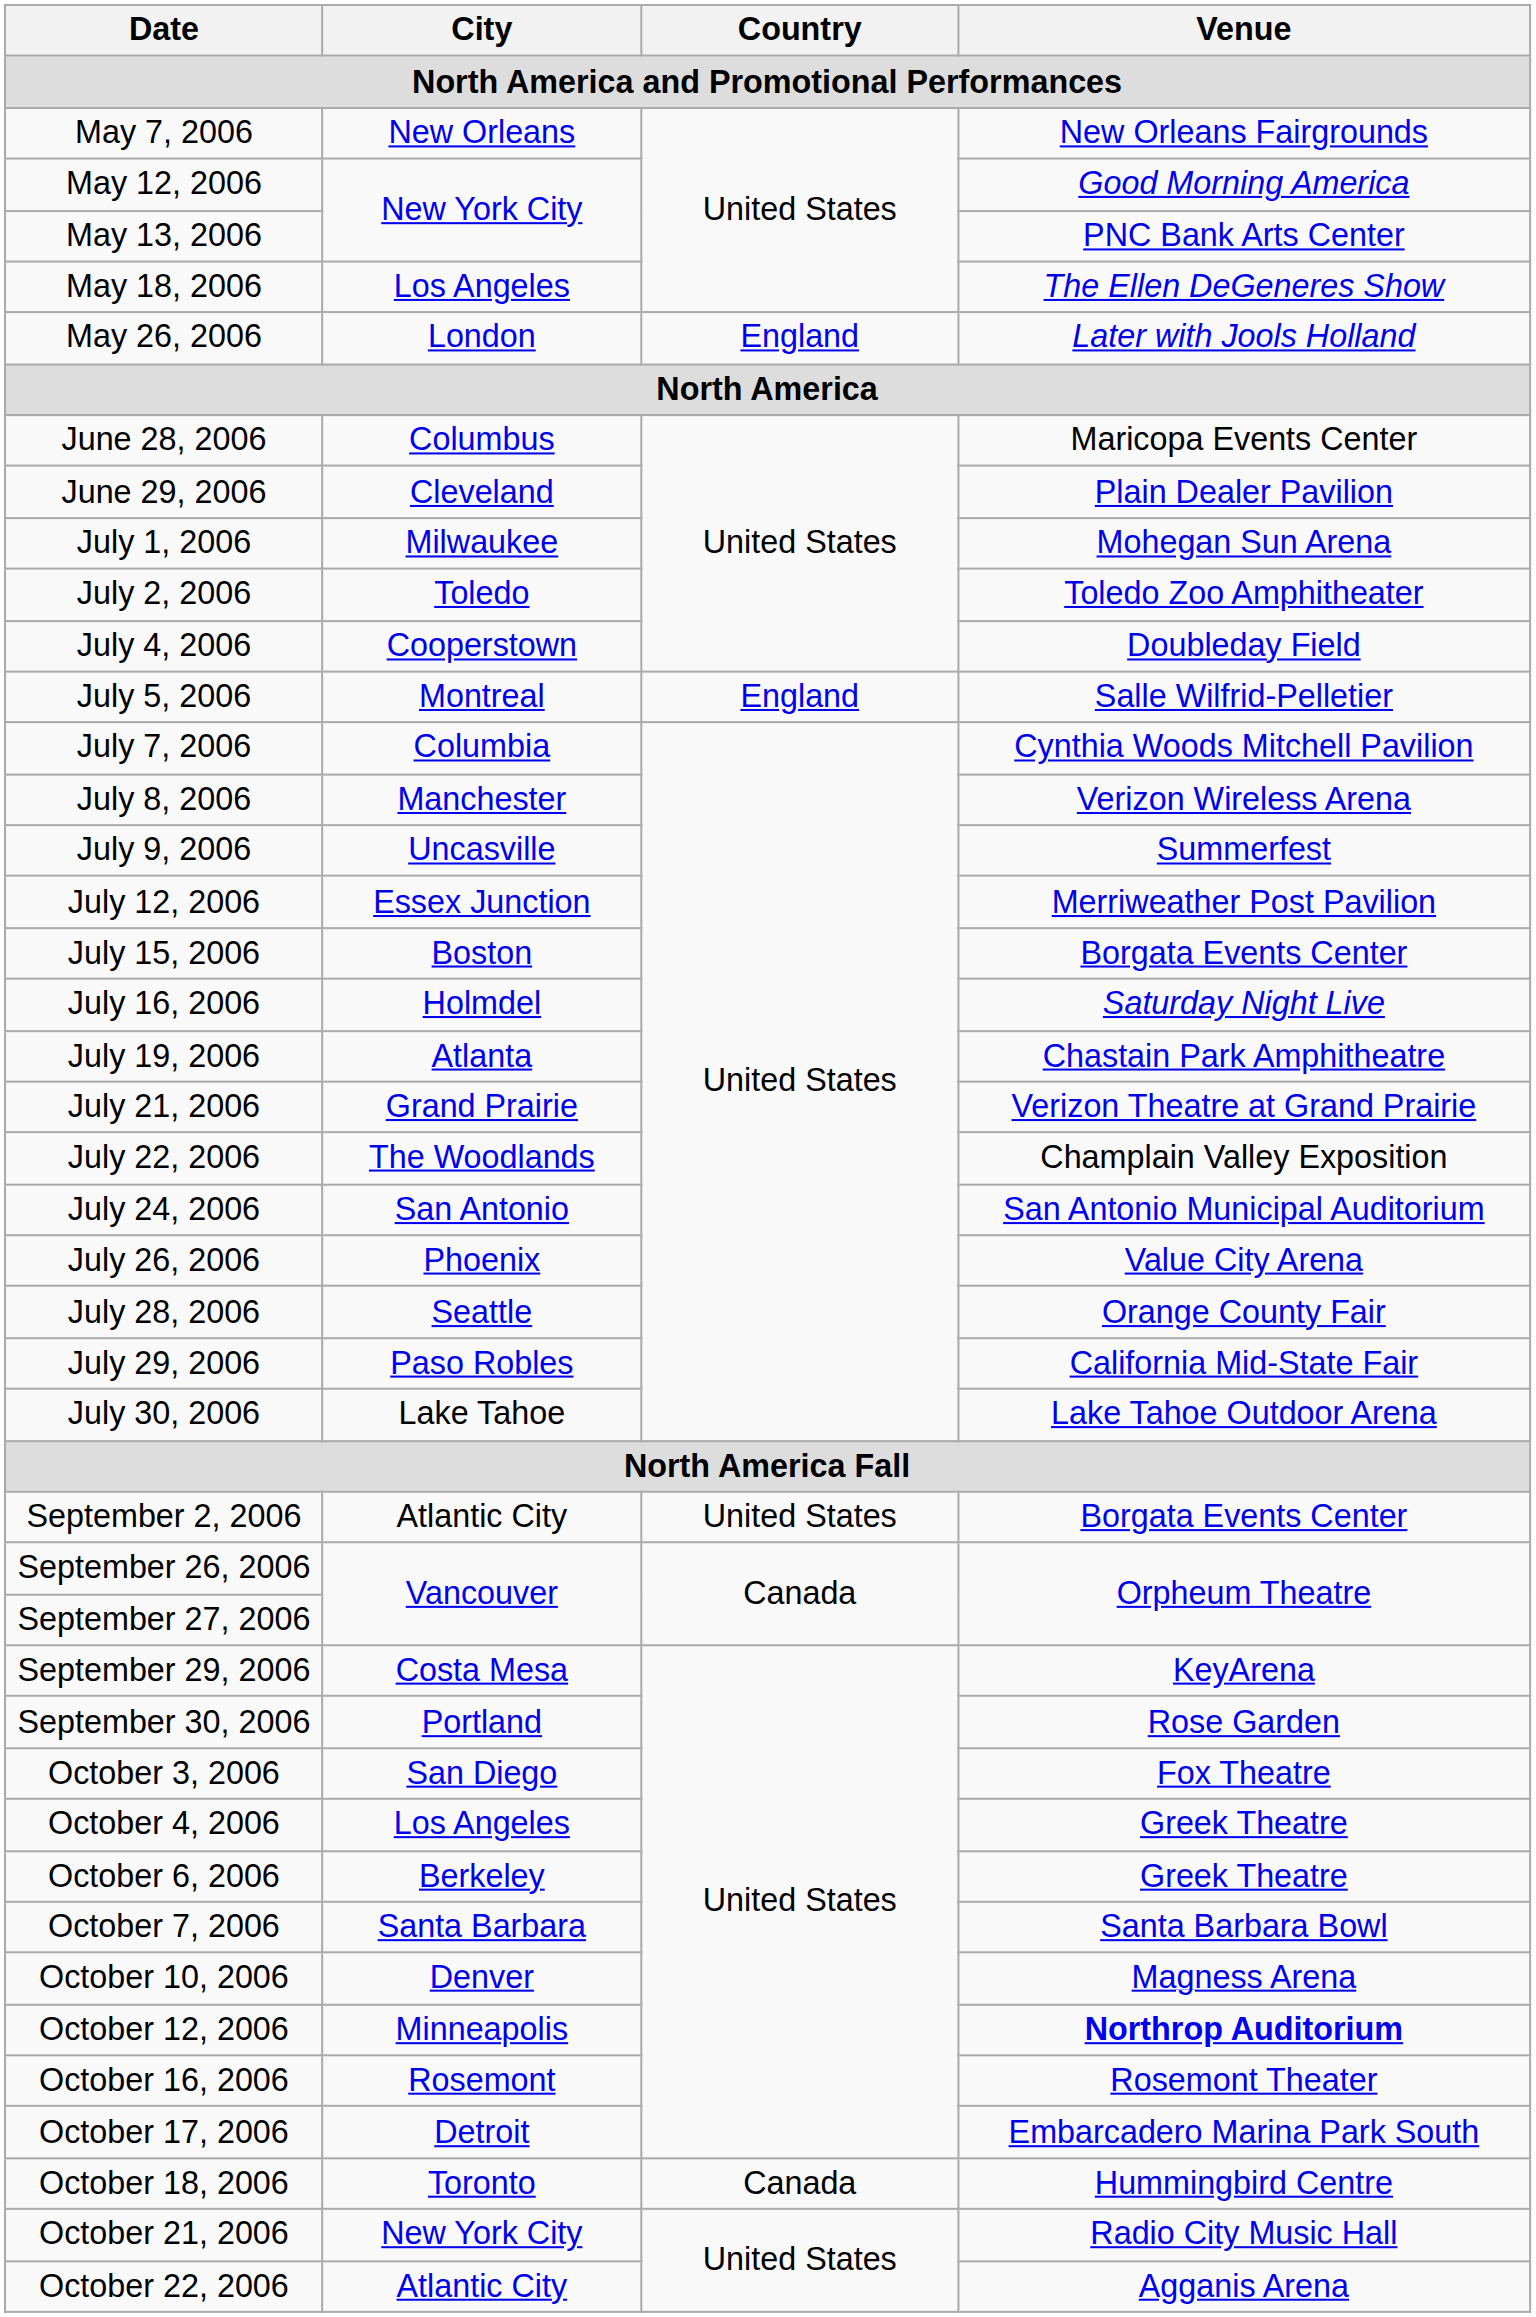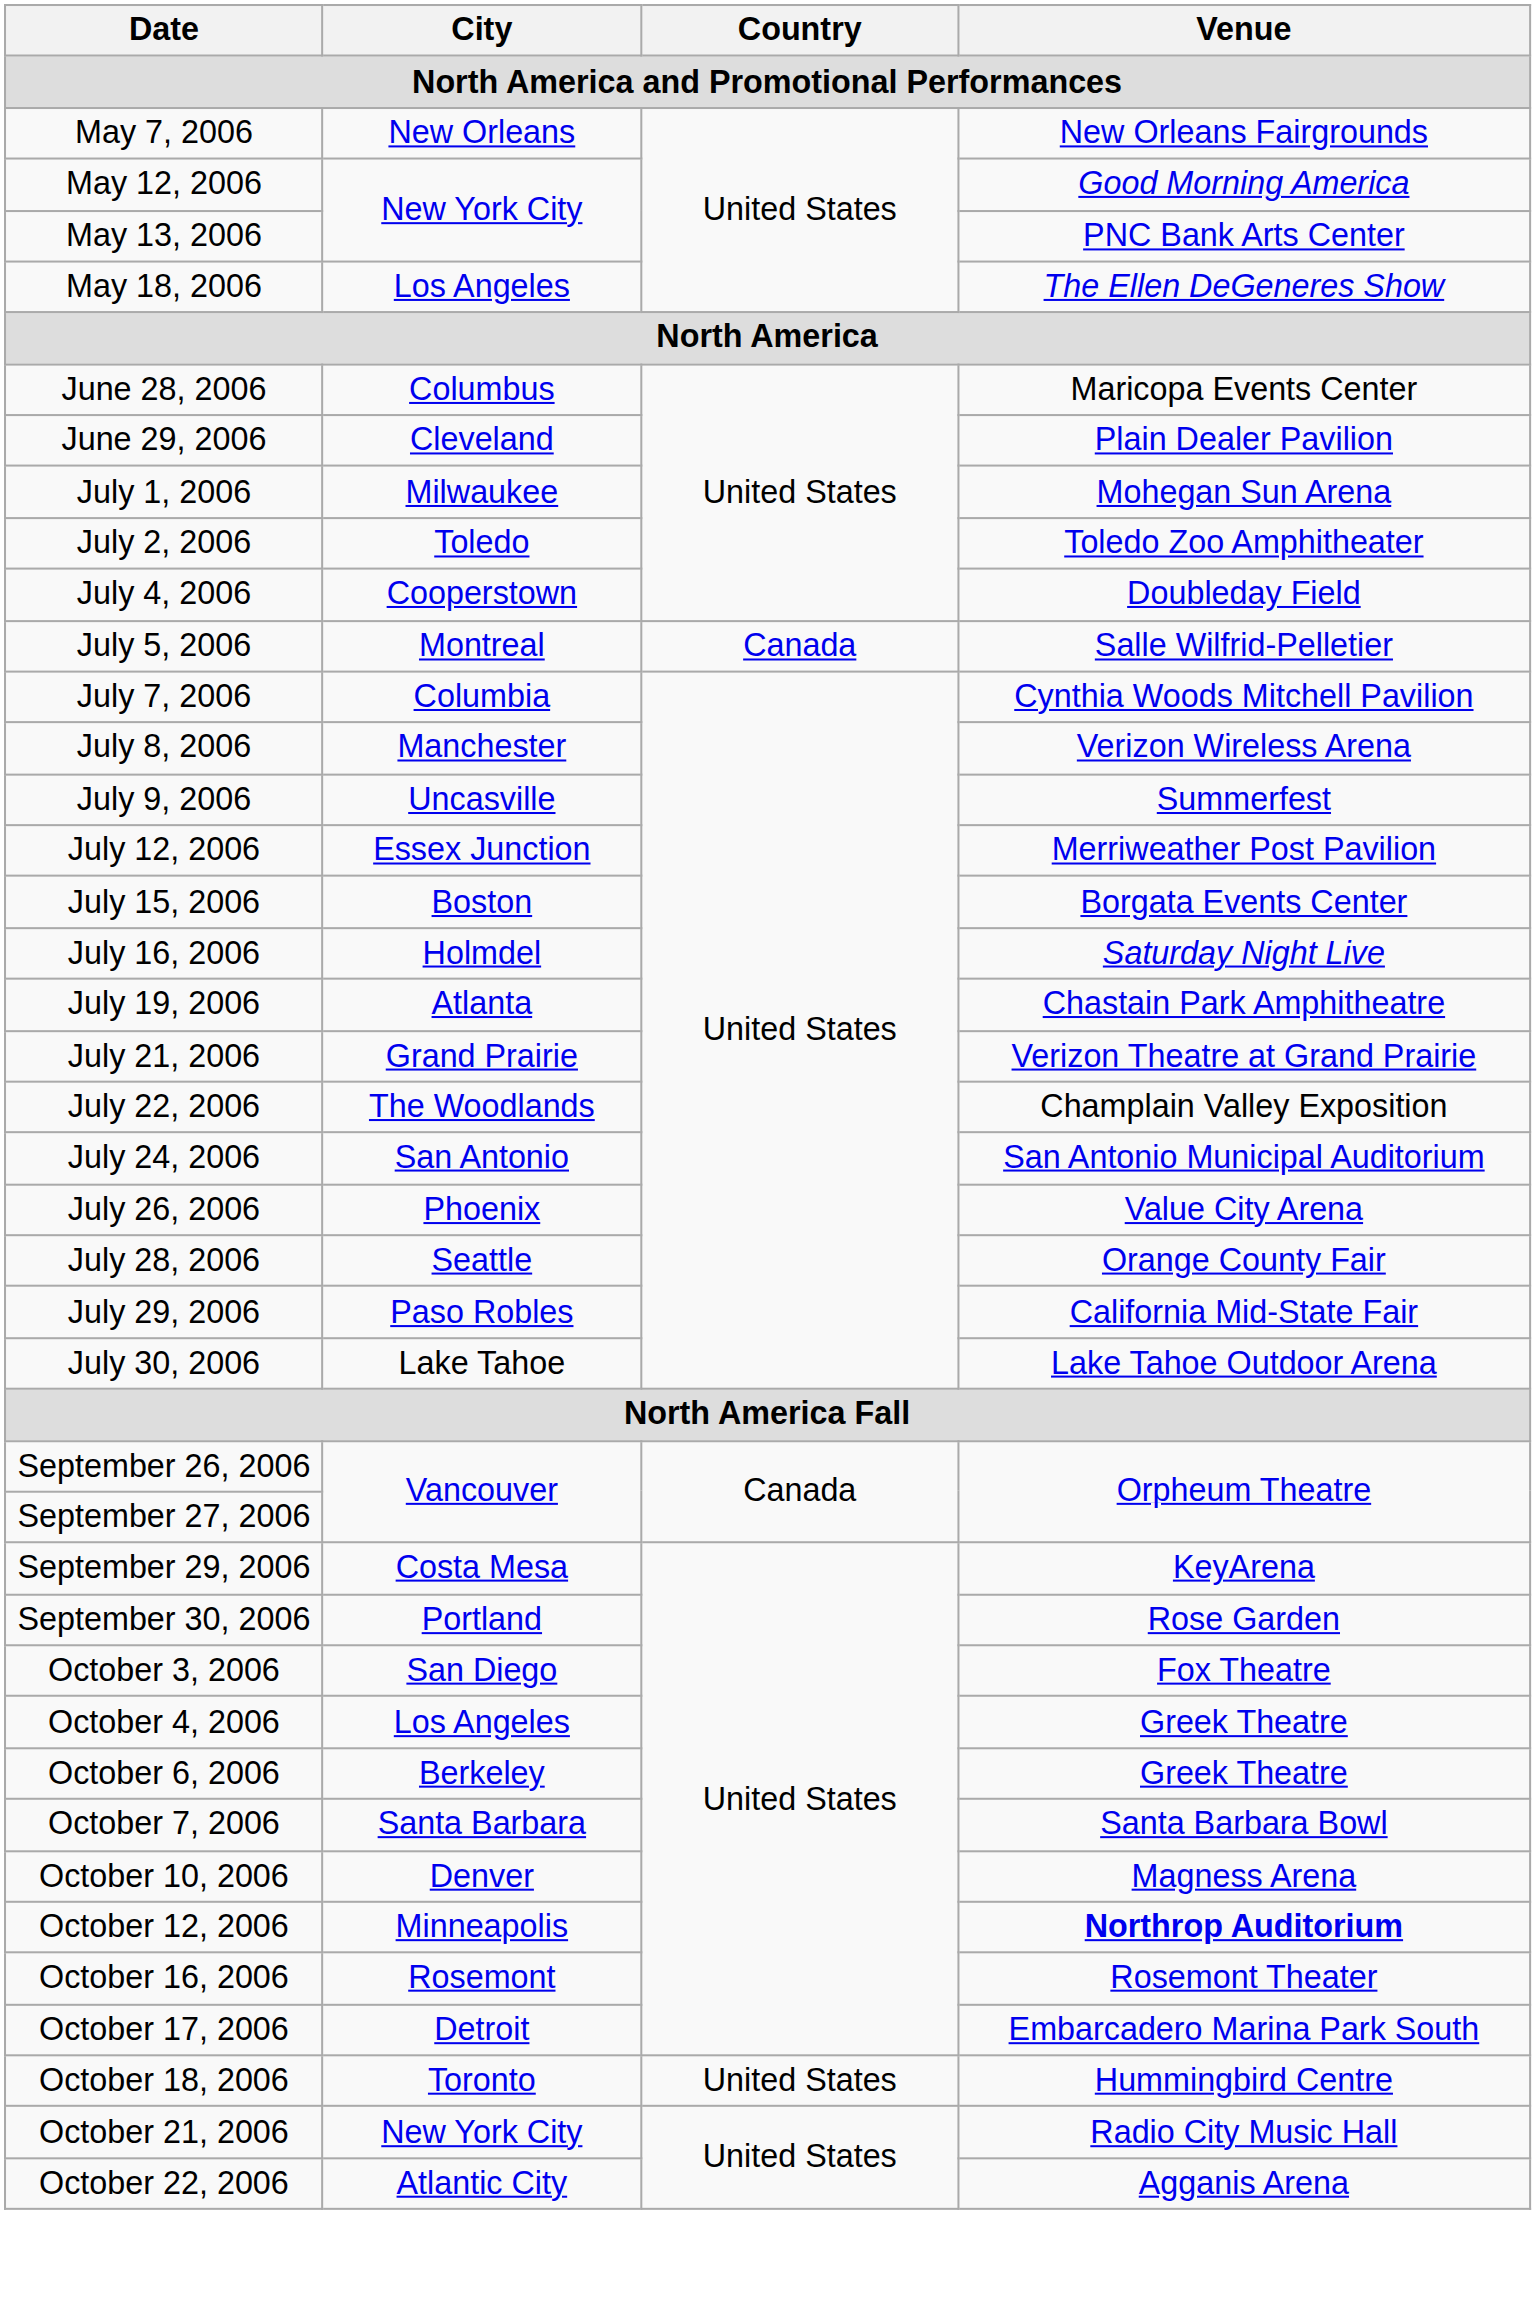- row: (164, 337)
(800, 696) England -> (800, 645) Canada
- row: (164, 1516)
(800, 2182) Canada -> (800, 2080) United States
